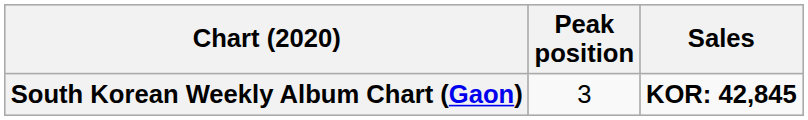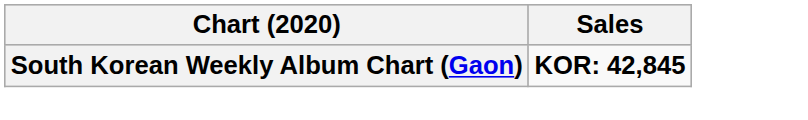- column: (584, 39)
